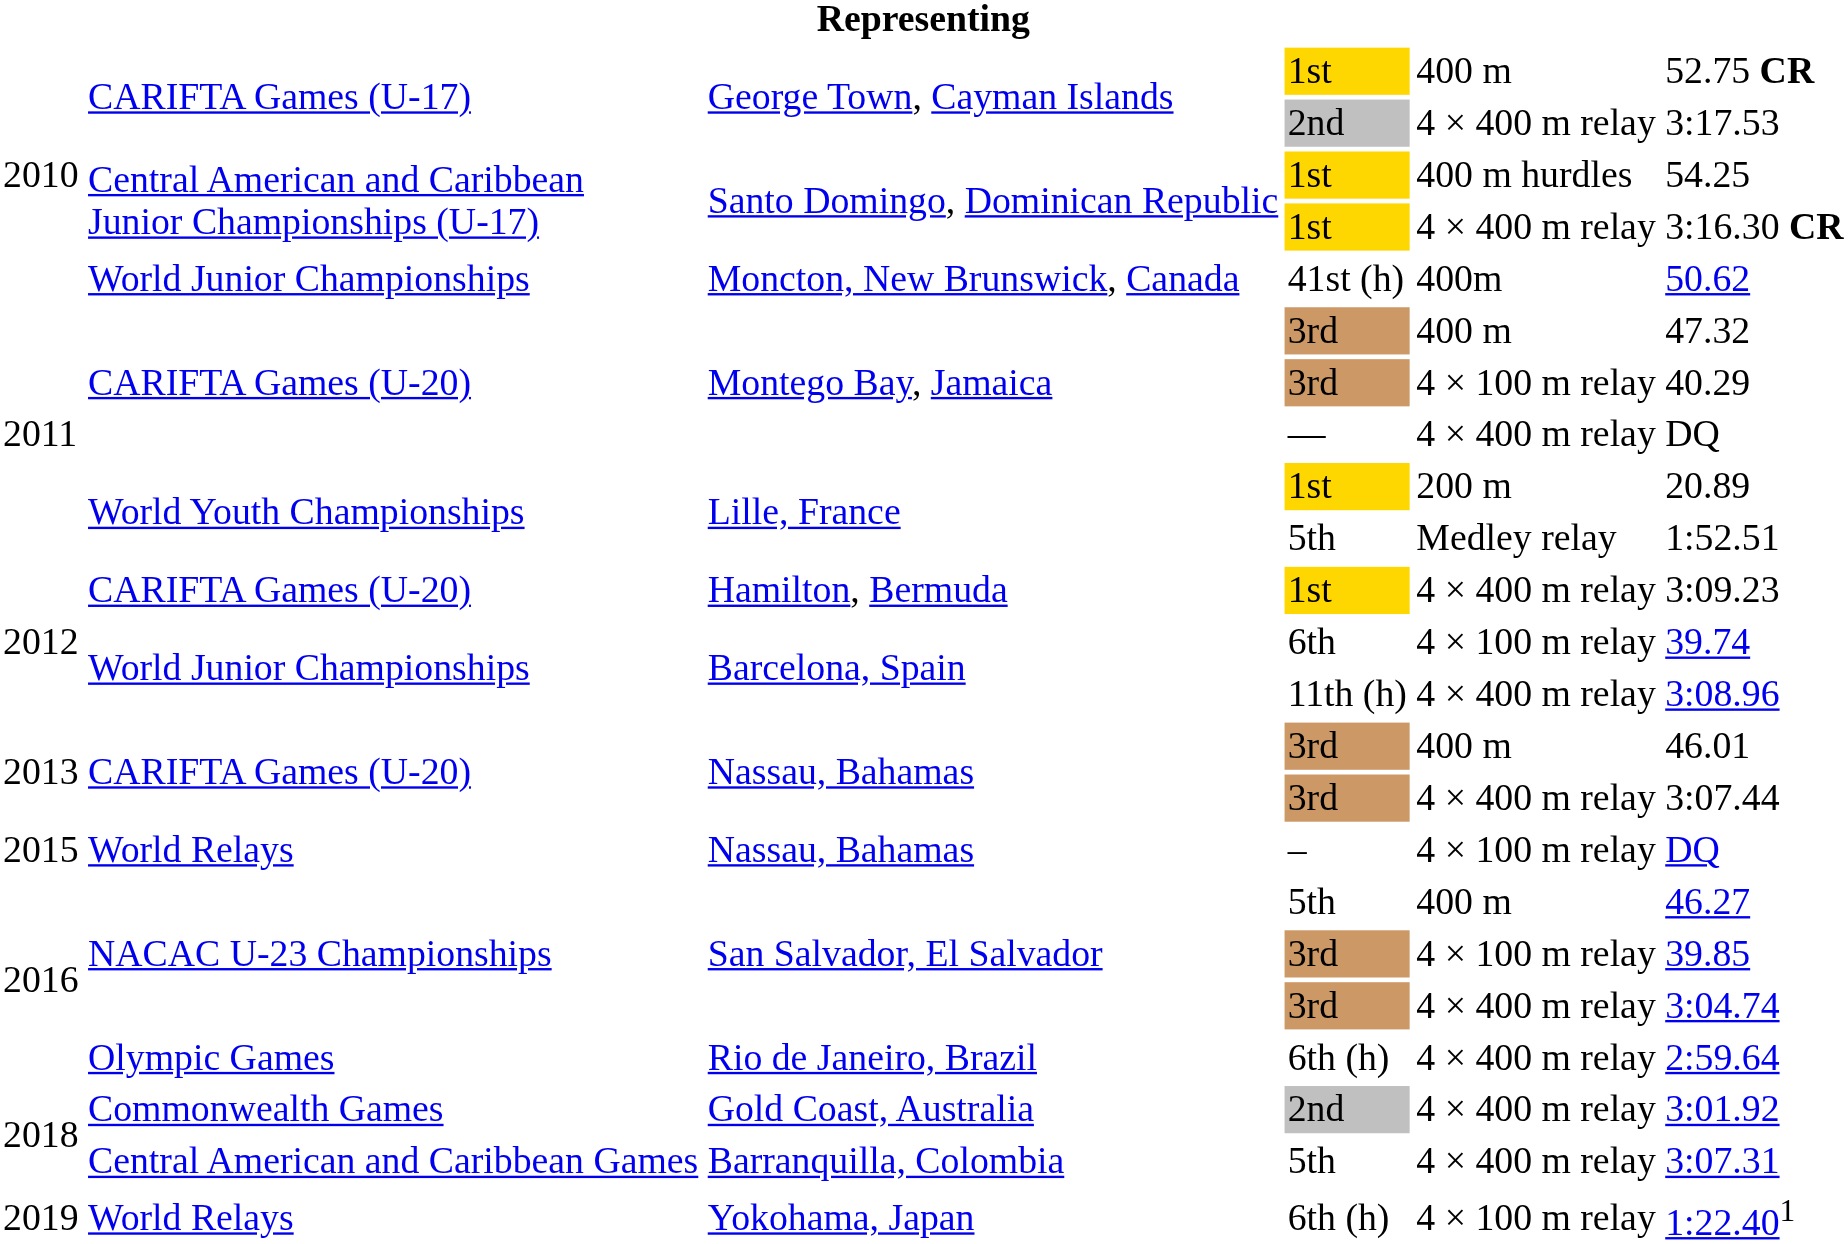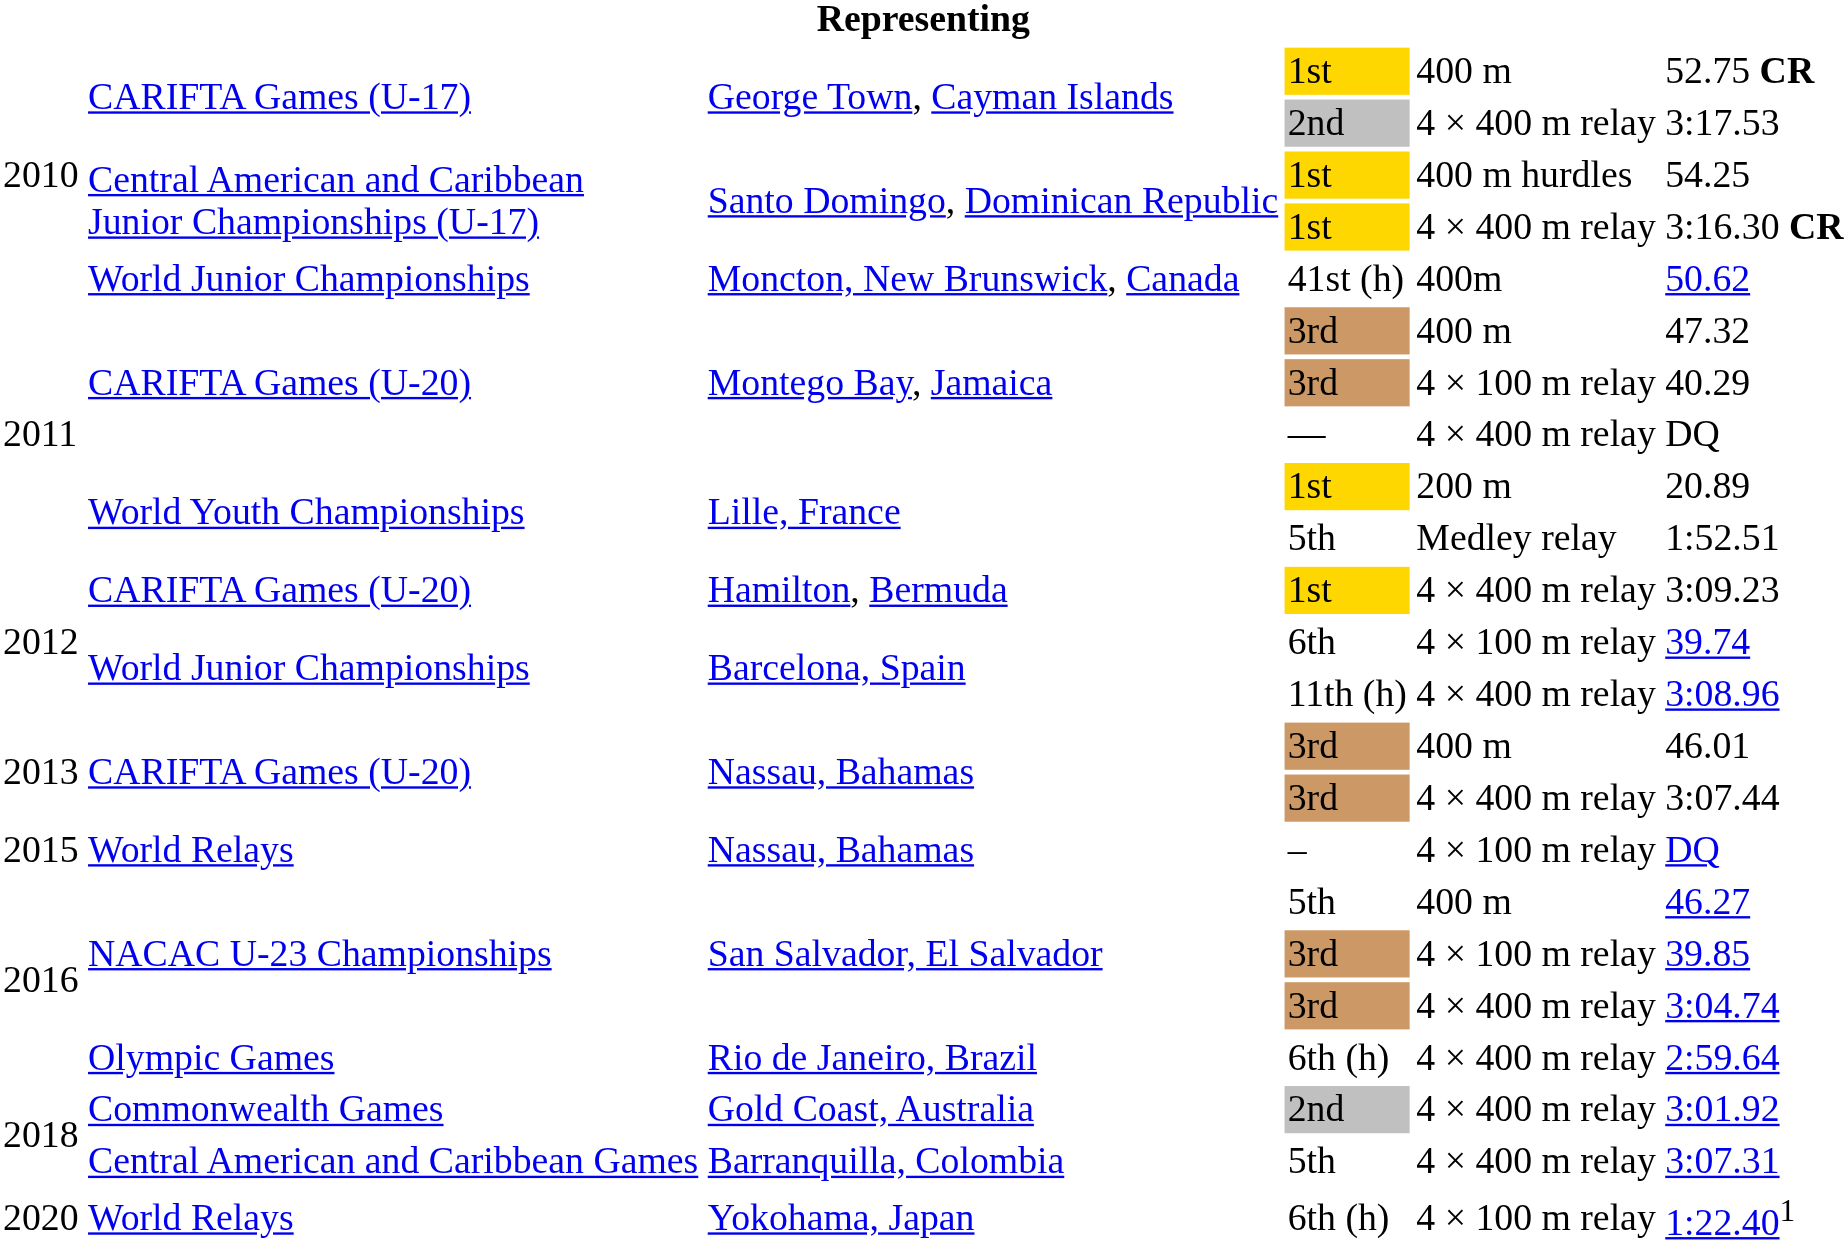(41, 1217) 2019 -> (41, 1217) 2020
